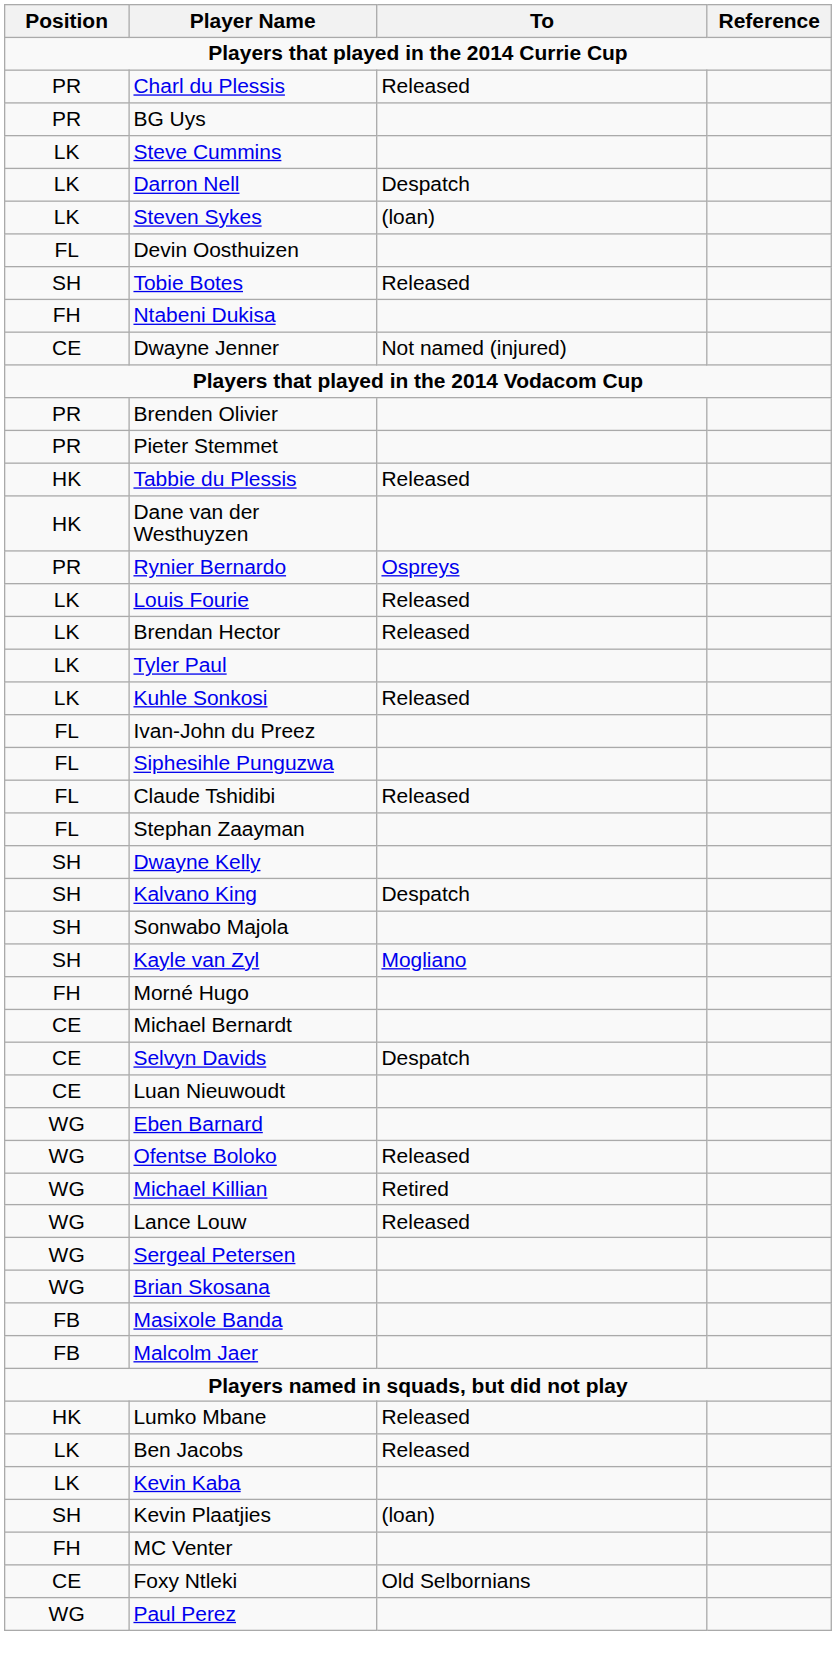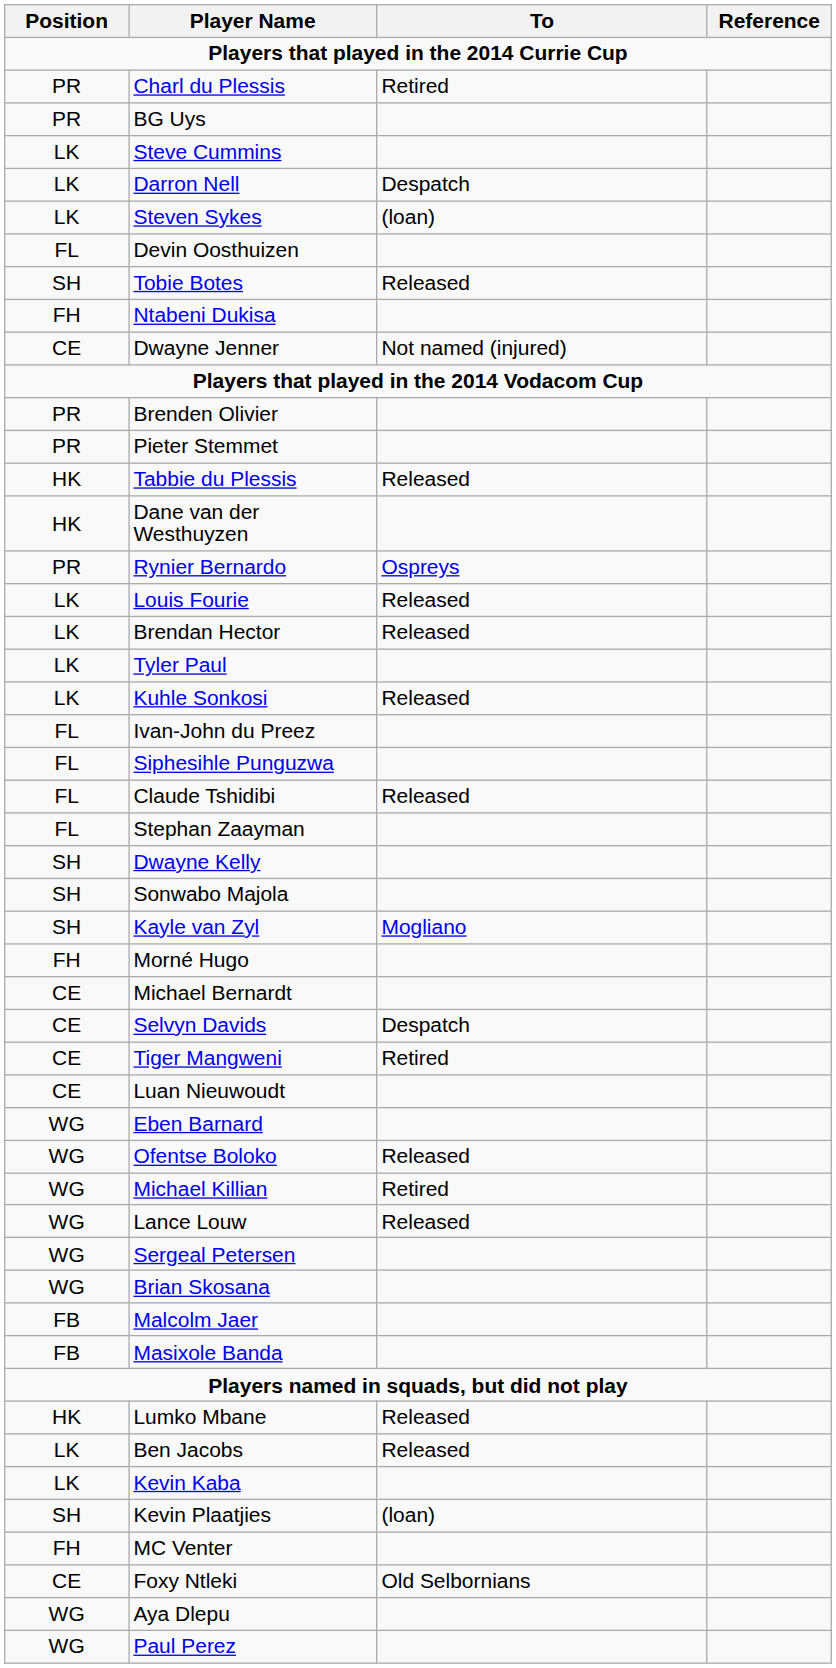(426, 86) Released -> (415, 86) Retired
- row: (195, 894)
+ row: (208, 1058)
rows swapped: (208, 1319) <-> (196, 1352)
+ row: (182, 1614)
